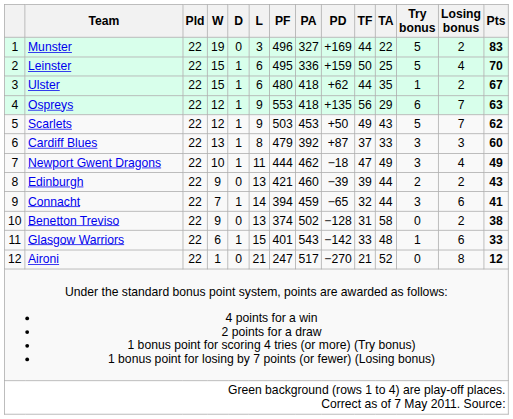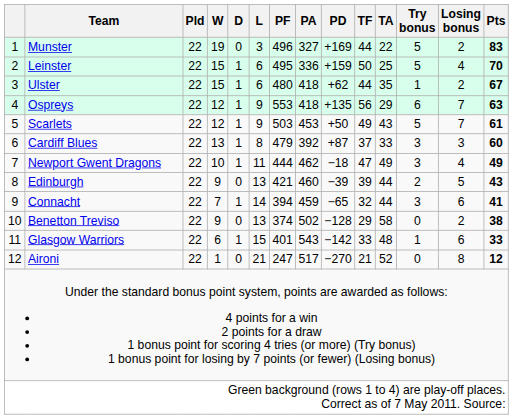(496, 124) 62 -> (496, 124) 61
(461, 182) 2 -> (461, 182) 5
(365, 220) 31 -> (365, 220) 29
